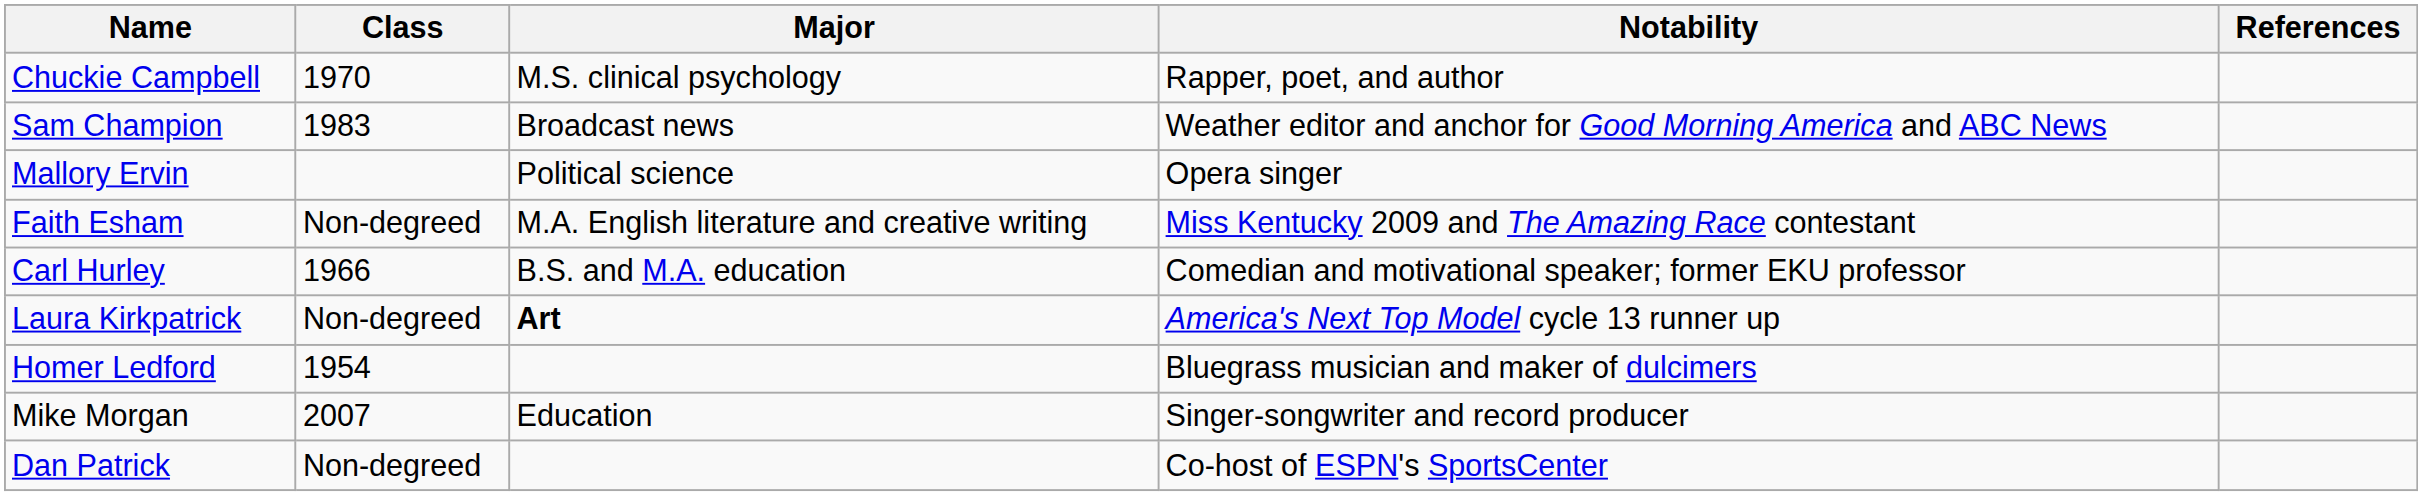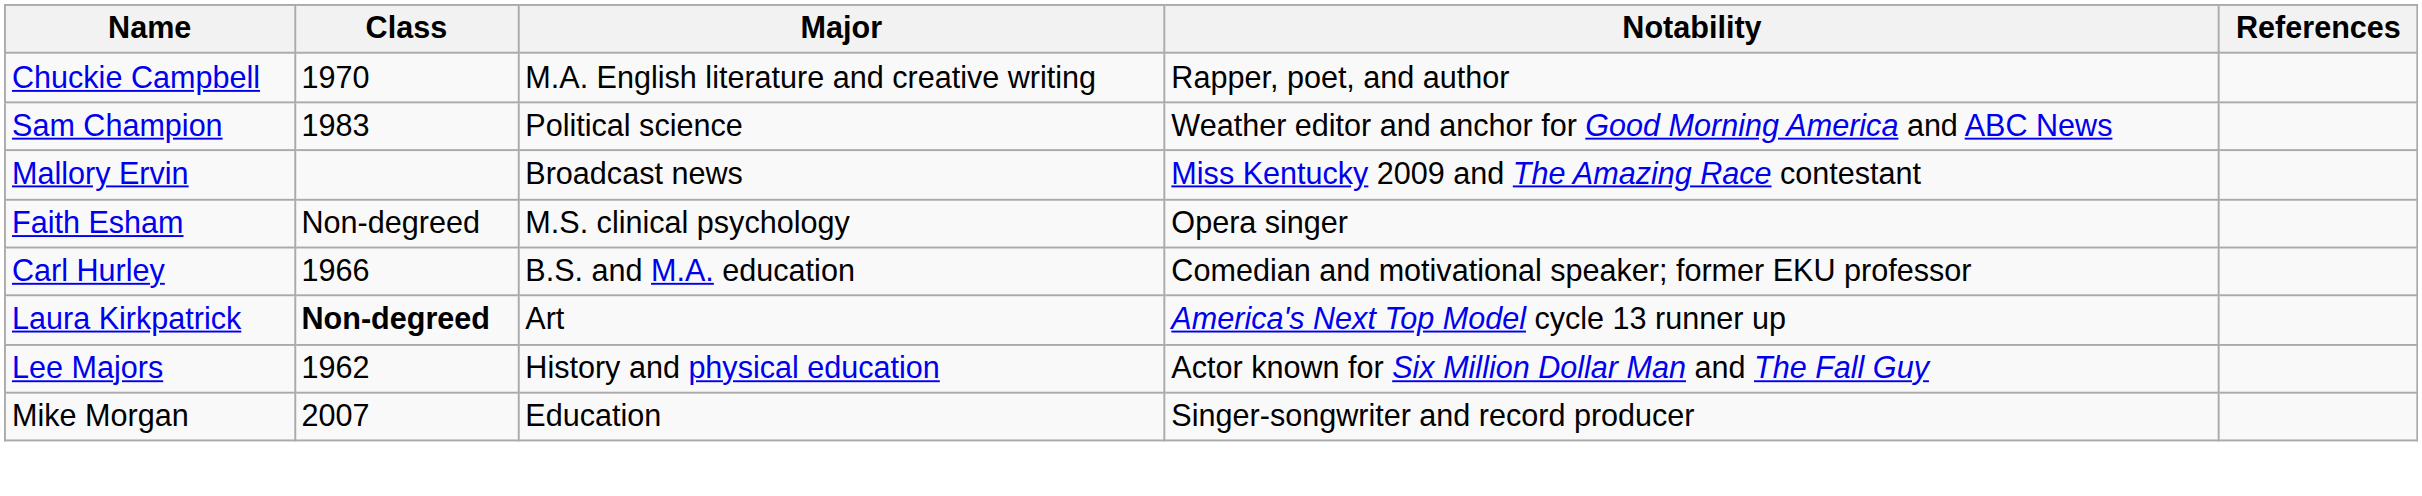(679, 77) M.S. clinical psychology -> (811, 77) M.A. English literature and creative writing
(625, 125) Broadcast news -> (634, 125) Political science
(625, 174) Political science -> (634, 174) Broadcast news
(1254, 174) Opera singer -> (1546, 174) Miss Kentucky 2009 and The Amazing Race contestant
(802, 222) M.A. English literature and creative writing -> (688, 222) M.S. clinical psychology
(1540, 222) Miss Kentucky 2009 and The Amazing Race contestant -> (1260, 222) Opera singer
(392, 319) normal -> (396, 319) bold
(539, 319) bold -> (545, 319) normal
- row: (114, 367)
+ row: (88, 367)
- row: (91, 464)
